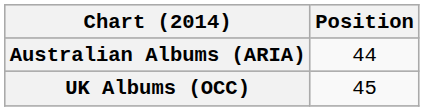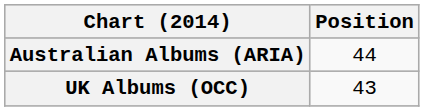(365, 88) 45 -> (365, 88) 43
